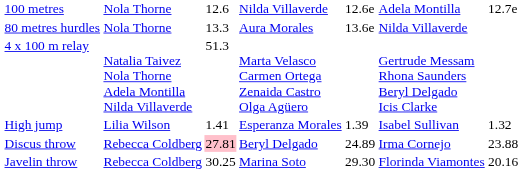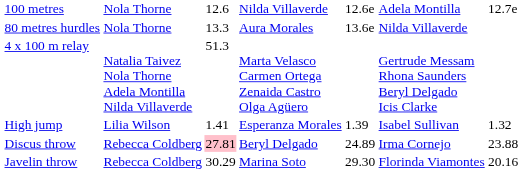(221, 162) 30.25 -> (221, 162) 30.29
